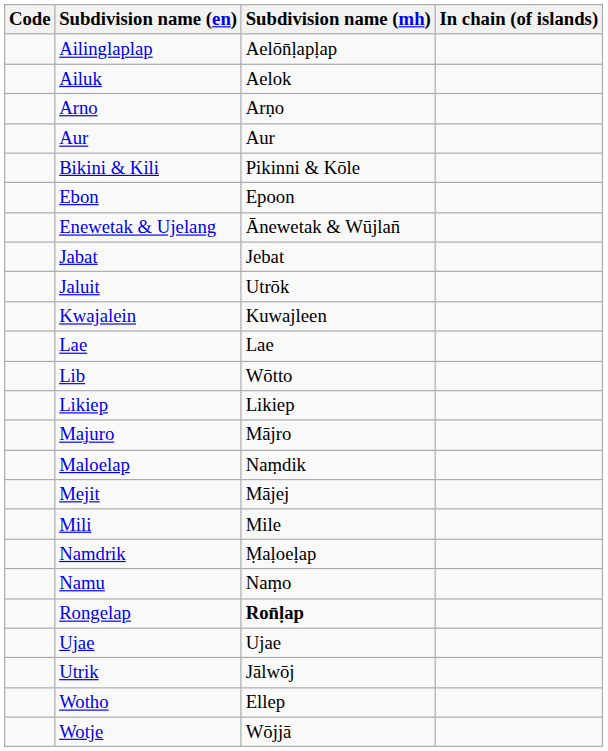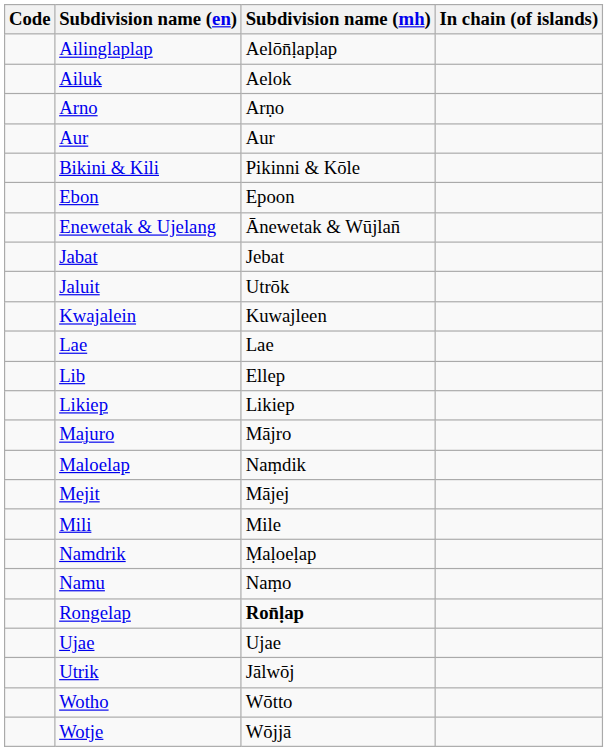(269, 375) Wōtto -> (265, 375) Ellep
(265, 702) Ellep -> (269, 702) Wōtto
